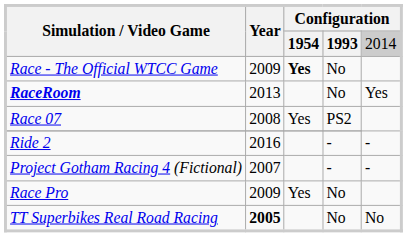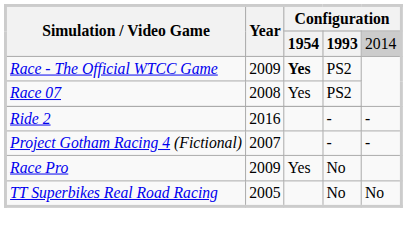(336, 68) No -> (339, 68) PS2
- row: (45, 93)
(265, 217) bold -> (265, 192) normal
